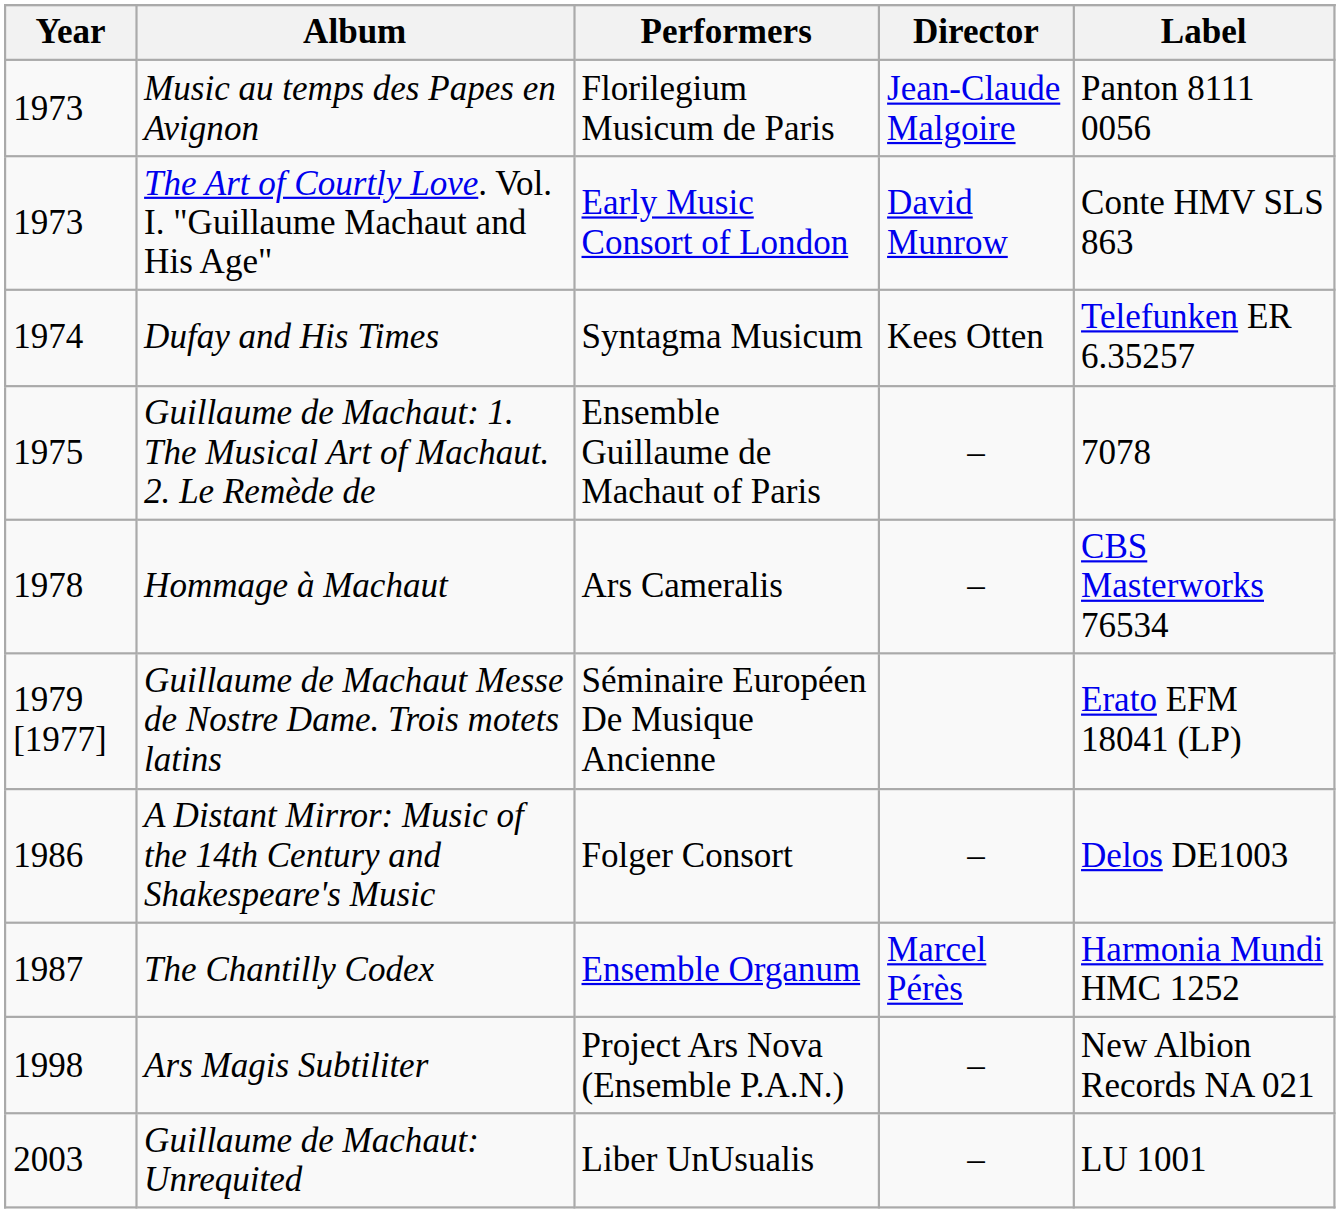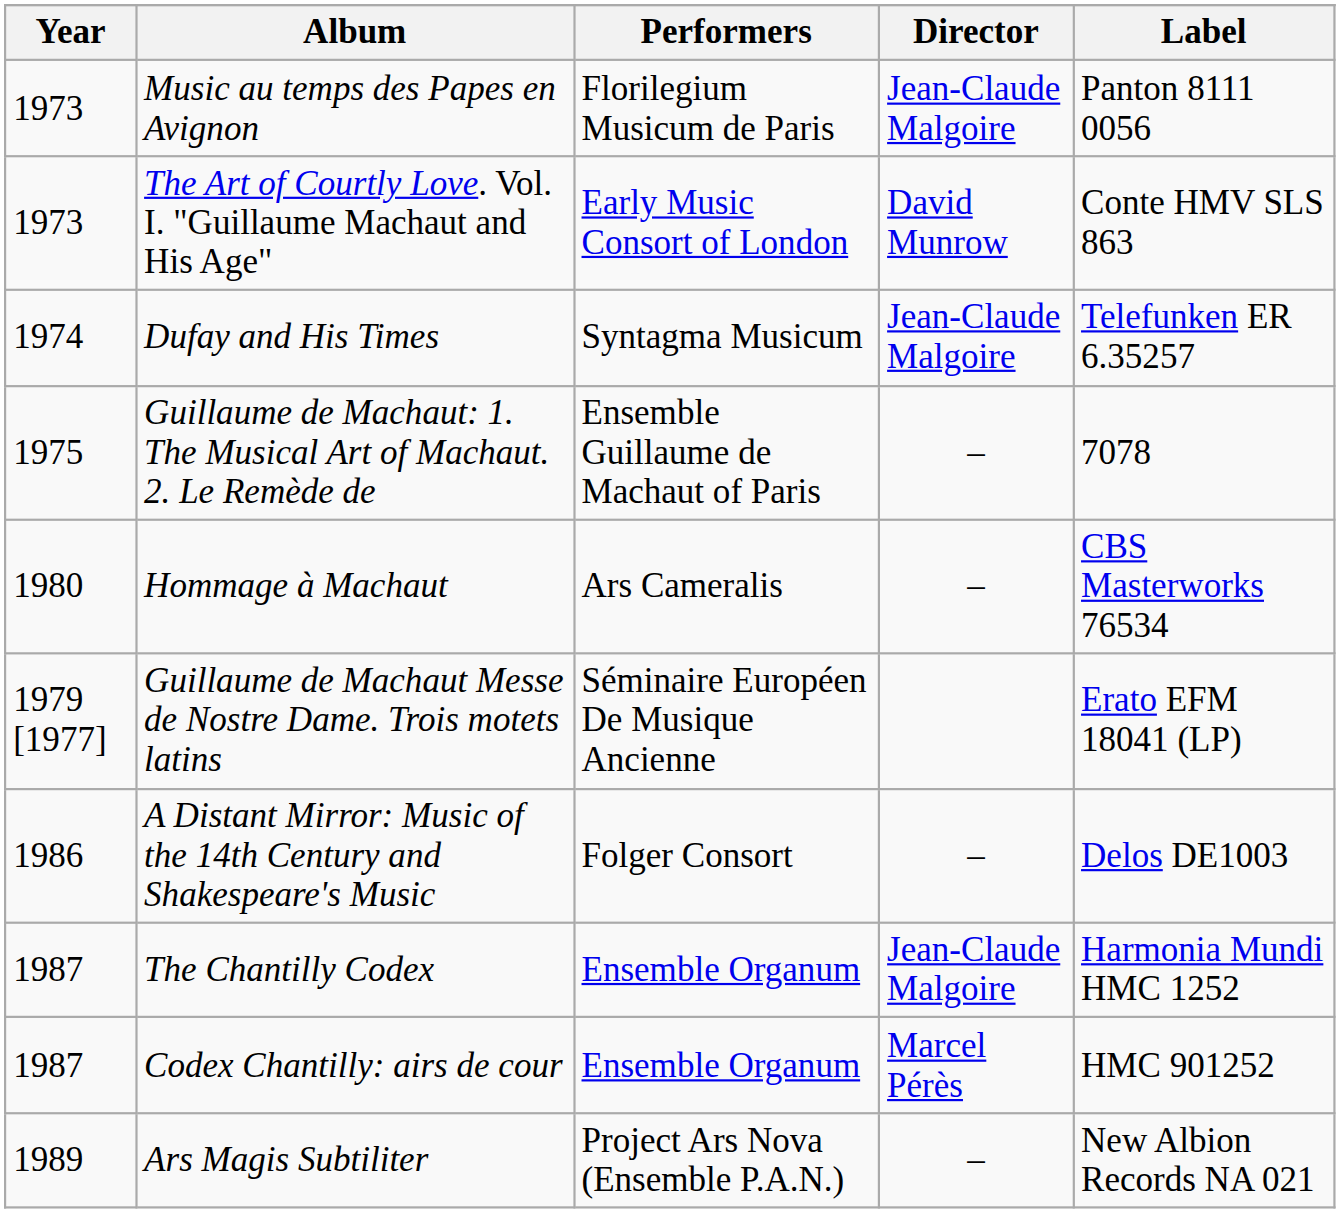(965, 336) Kees Otten -> (974, 336) Jean-Claude Malgoire
(48, 586) 1978 -> (48, 586) 1980
(937, 969) Marcel Pérès -> (974, 969) Jean-Claude Malgoire
+ row: (353, 1064)
(48, 1064) 1998 -> (48, 1159) 1989
- row: (311, 1159)
